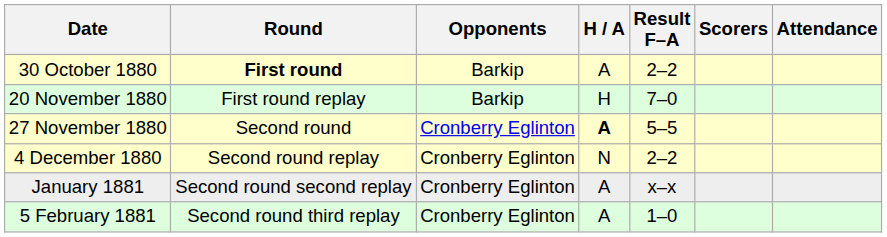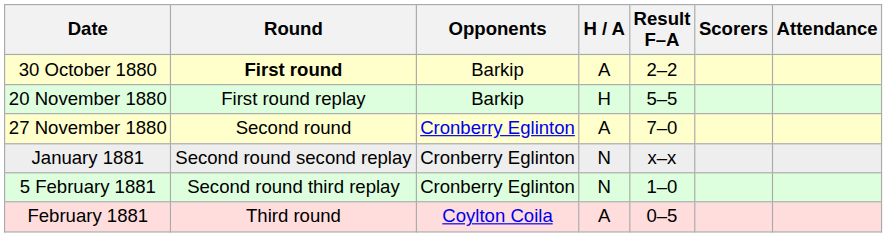(662, 98) 7–0 -> (662, 98) 5–5
(604, 128) bold -> (604, 128) normal
(662, 128) 5–5 -> (662, 128) 7–0
- row: (88, 157)
(604, 187) A -> (604, 157) N
(604, 216) A -> (604, 187) N
+ row: (88, 216)
